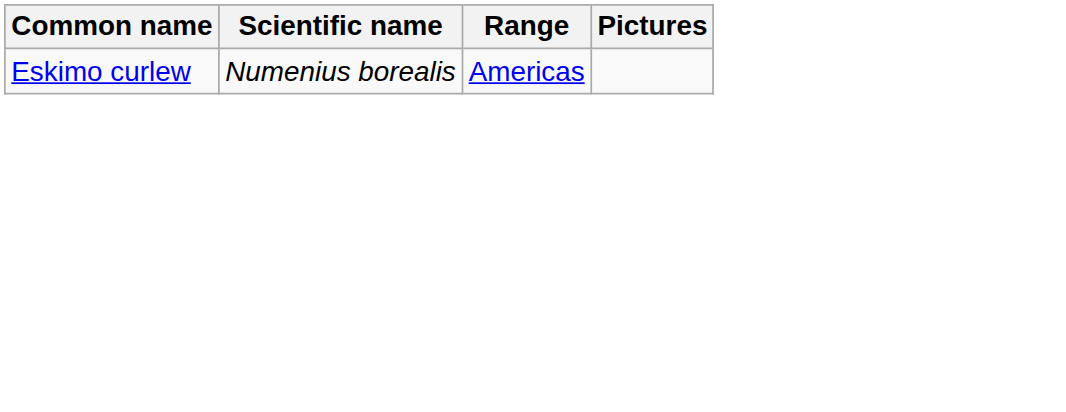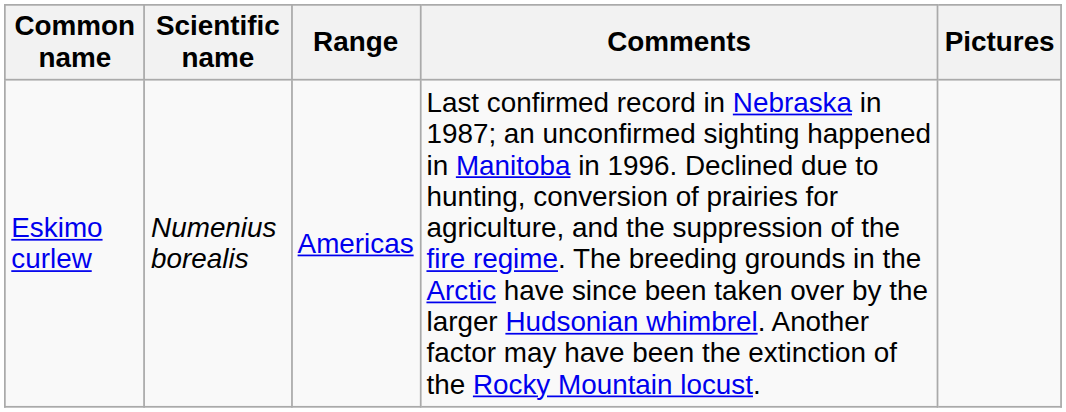+ column: (679, 42)
